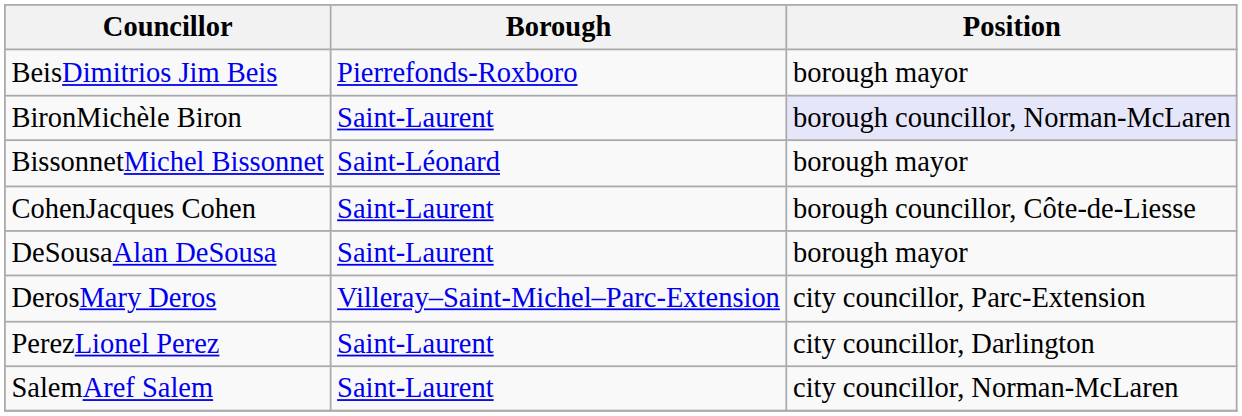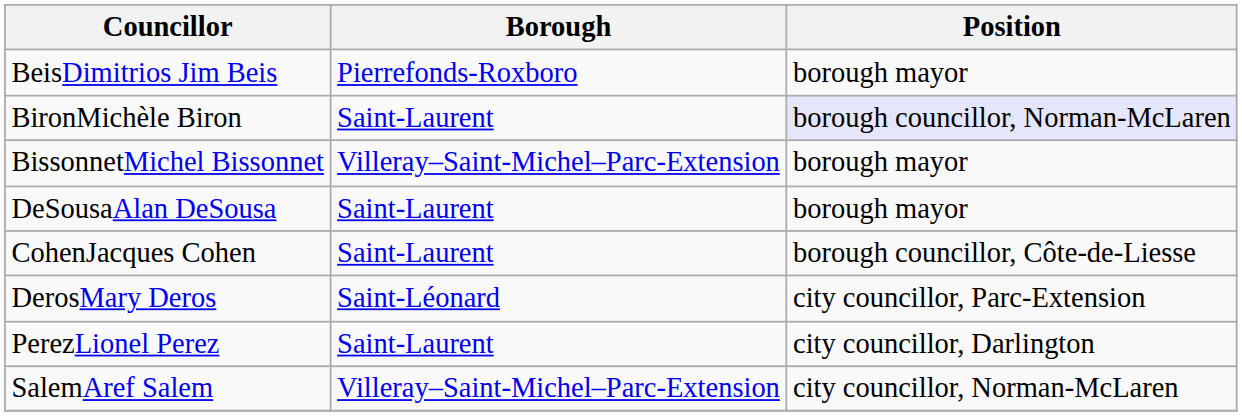(419, 162) Saint-Léonard -> (558, 162) Villeray–Saint-Michel–Parc-Extension
rows swapped: (134, 207) <-> (144, 252)
(558, 298) Villeray–Saint-Michel–Parc-Extension -> (419, 298) Saint-Léonard
(415, 388) Saint-Laurent -> (558, 388) Villeray–Saint-Michel–Parc-Extension
